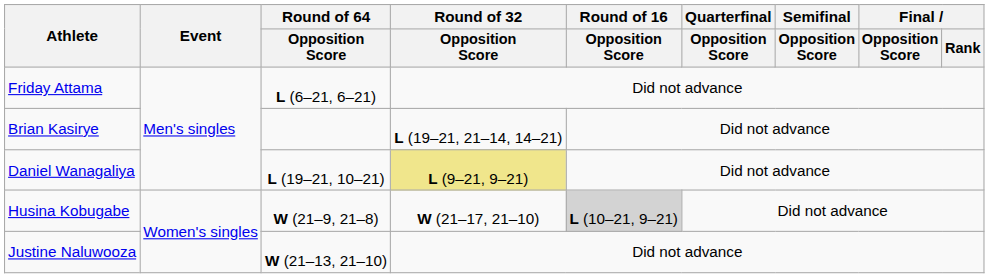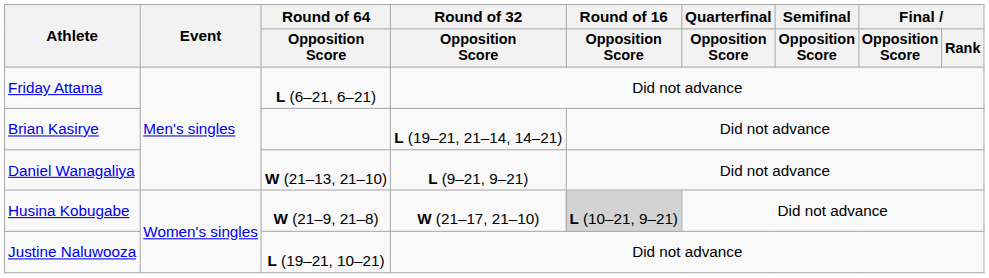(326, 179) L (19–21, 10–21) -> (326, 179) W (21–13, 21–10)
(478, 179) khaki background -> (478, 179) no background
(326, 261) W (21–13, 21–10) -> (326, 261) L (19–21, 10–21)
